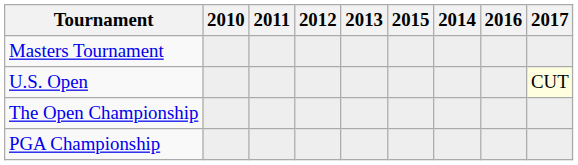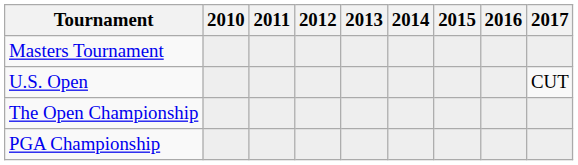columns swapped: (457, 20) <-> (411, 20)
(550, 82) lightyellow background -> (550, 82) no background
